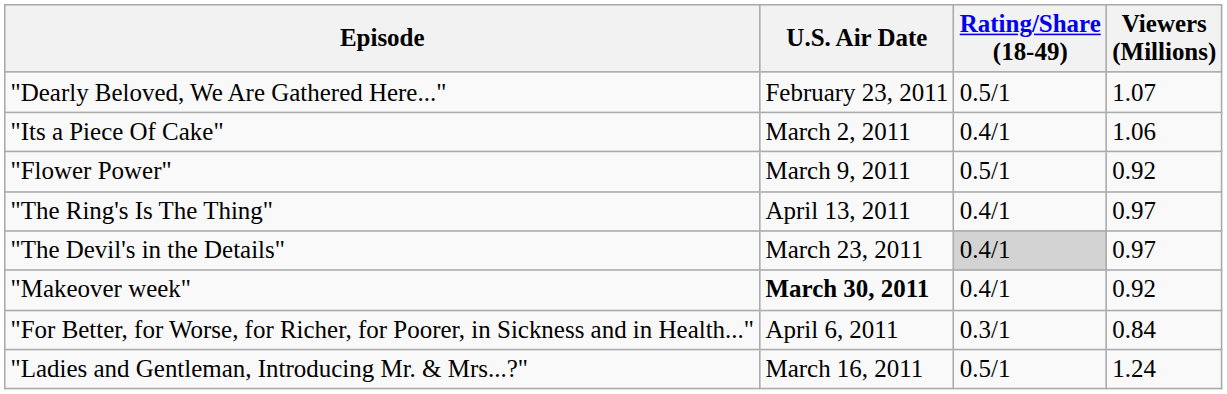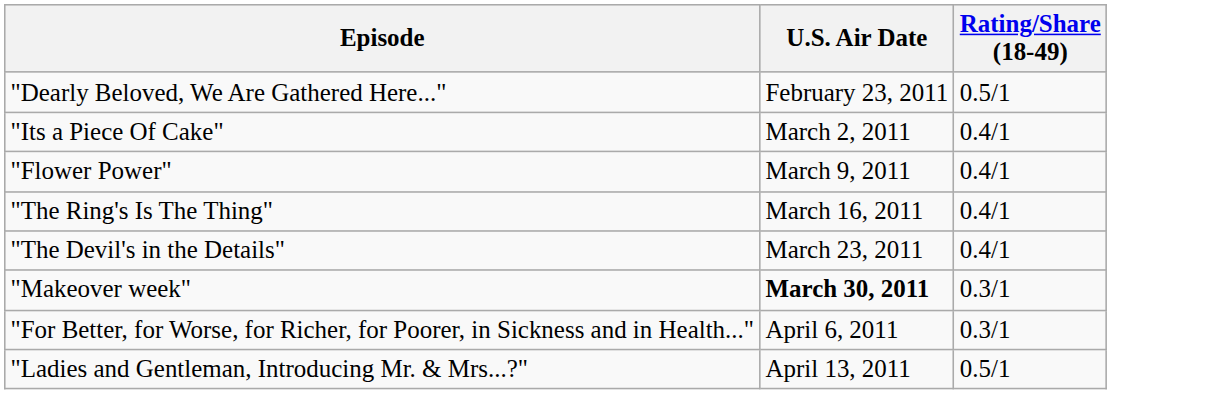- column: (1164, 38)
(985, 171) 0.5/1 -> (985, 171) 0.4/1
(838, 210) April 13, 2011 -> (844, 210) March 16, 2011
(985, 250) lightgrey background -> (985, 250) no background
(985, 289) 0.4/1 -> (985, 289) 0.3/1
(844, 369) March 16, 2011 -> (838, 369) April 13, 2011
